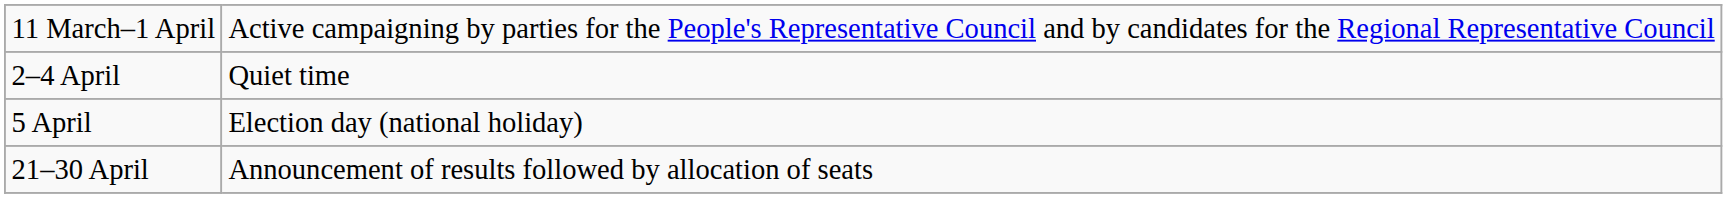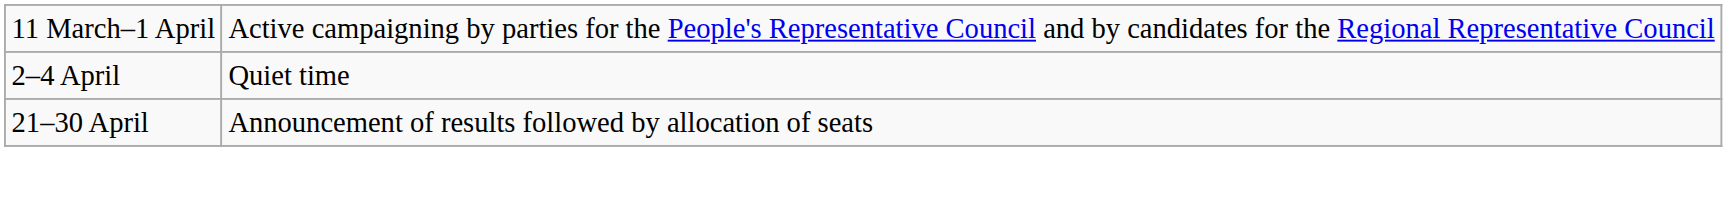- row: (52, 122)
